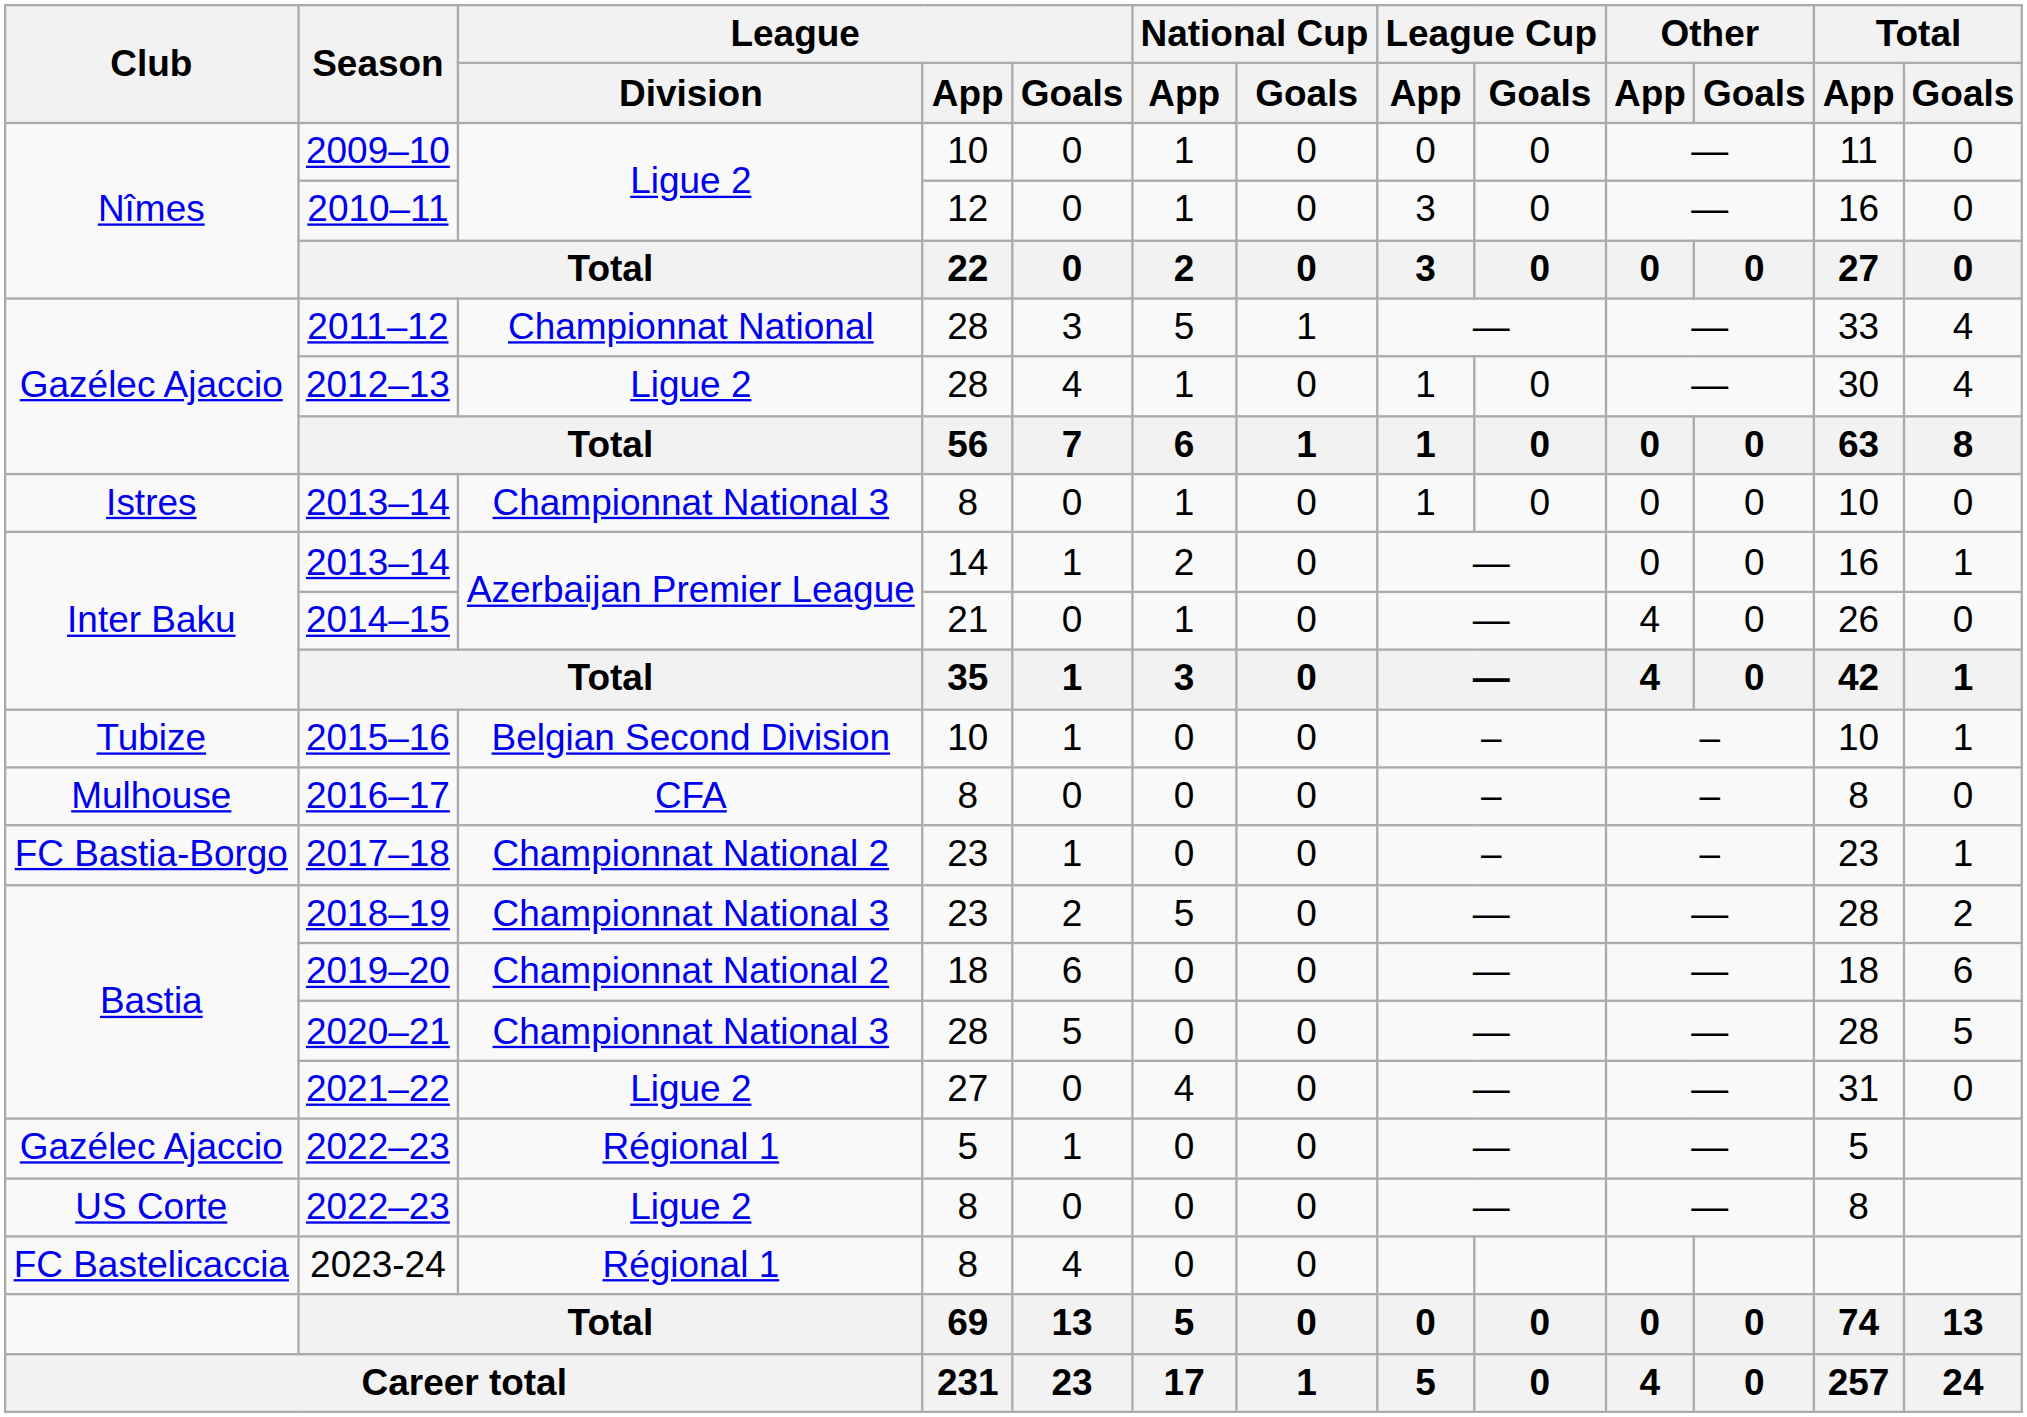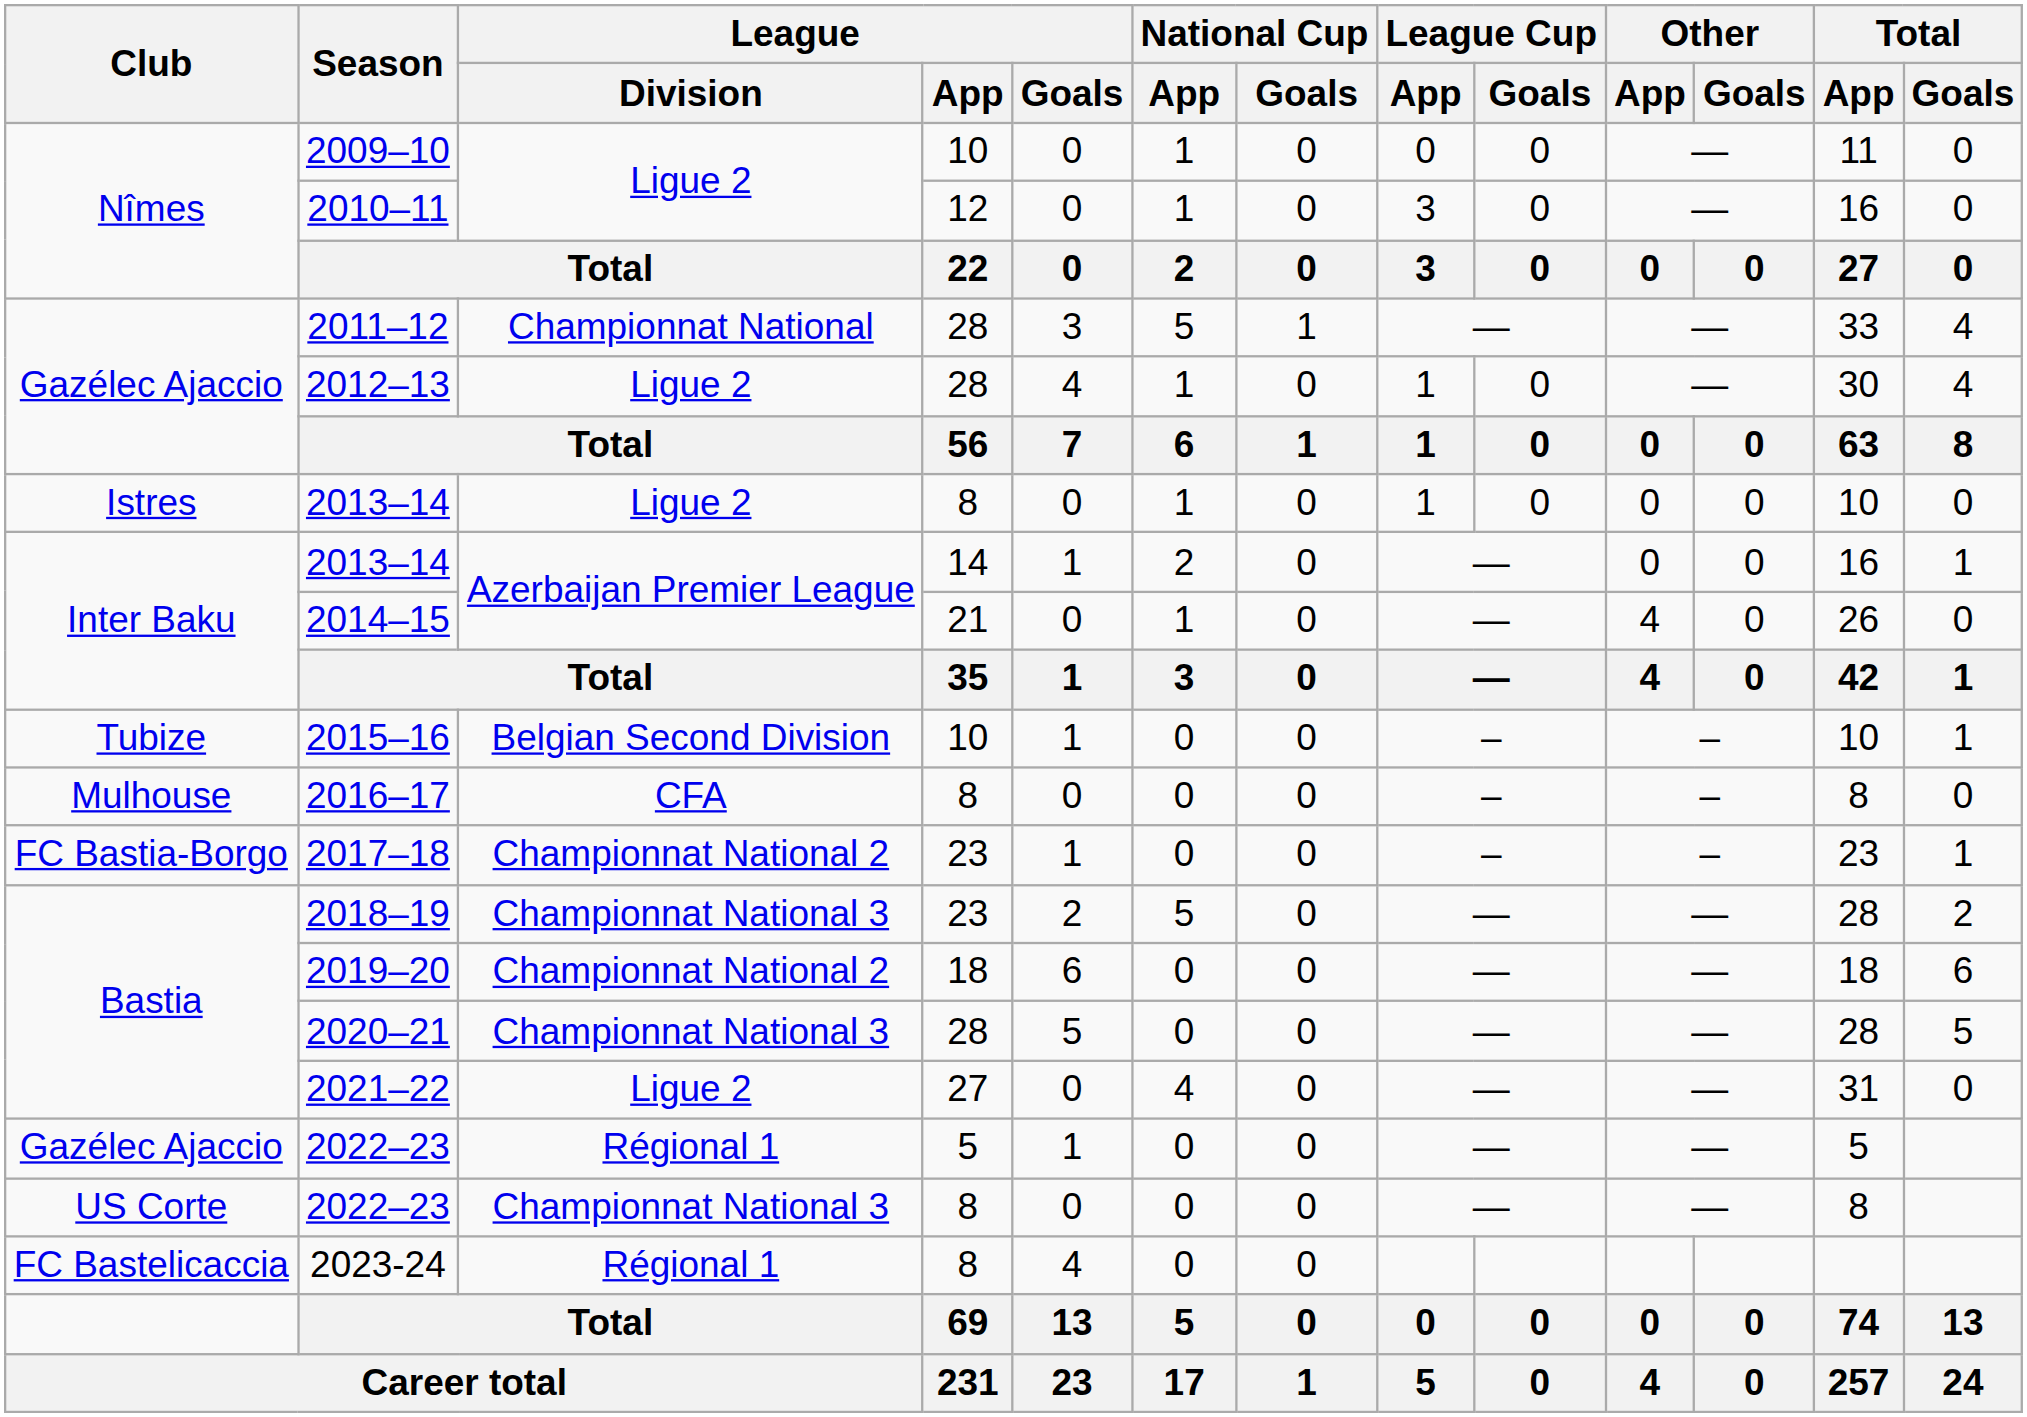(691, 502) Championnat National 3 -> (691, 502) Ligue 2
(691, 1206) Ligue 2 -> (691, 1206) Championnat National 3
